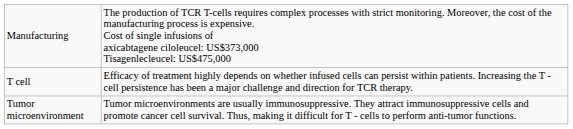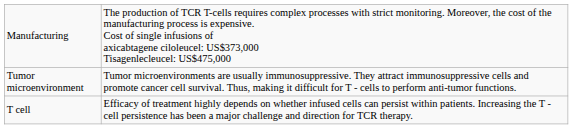rows swapped: (19, 81) <-> (45, 110)
